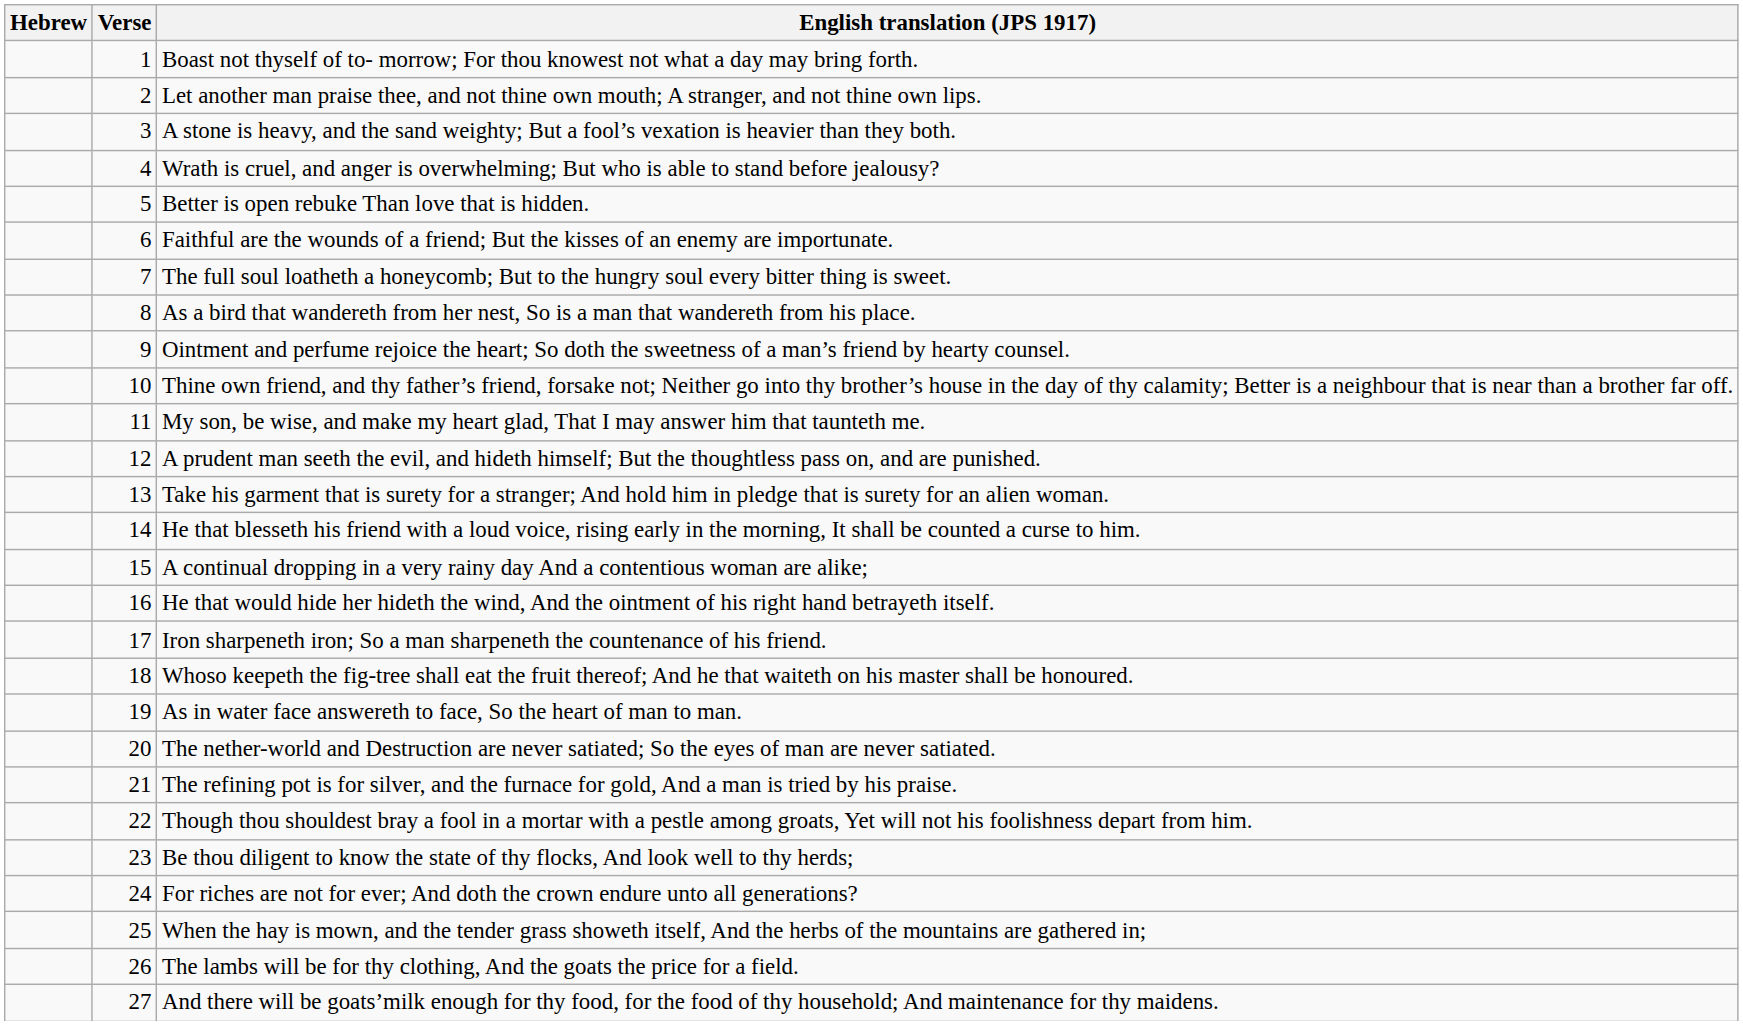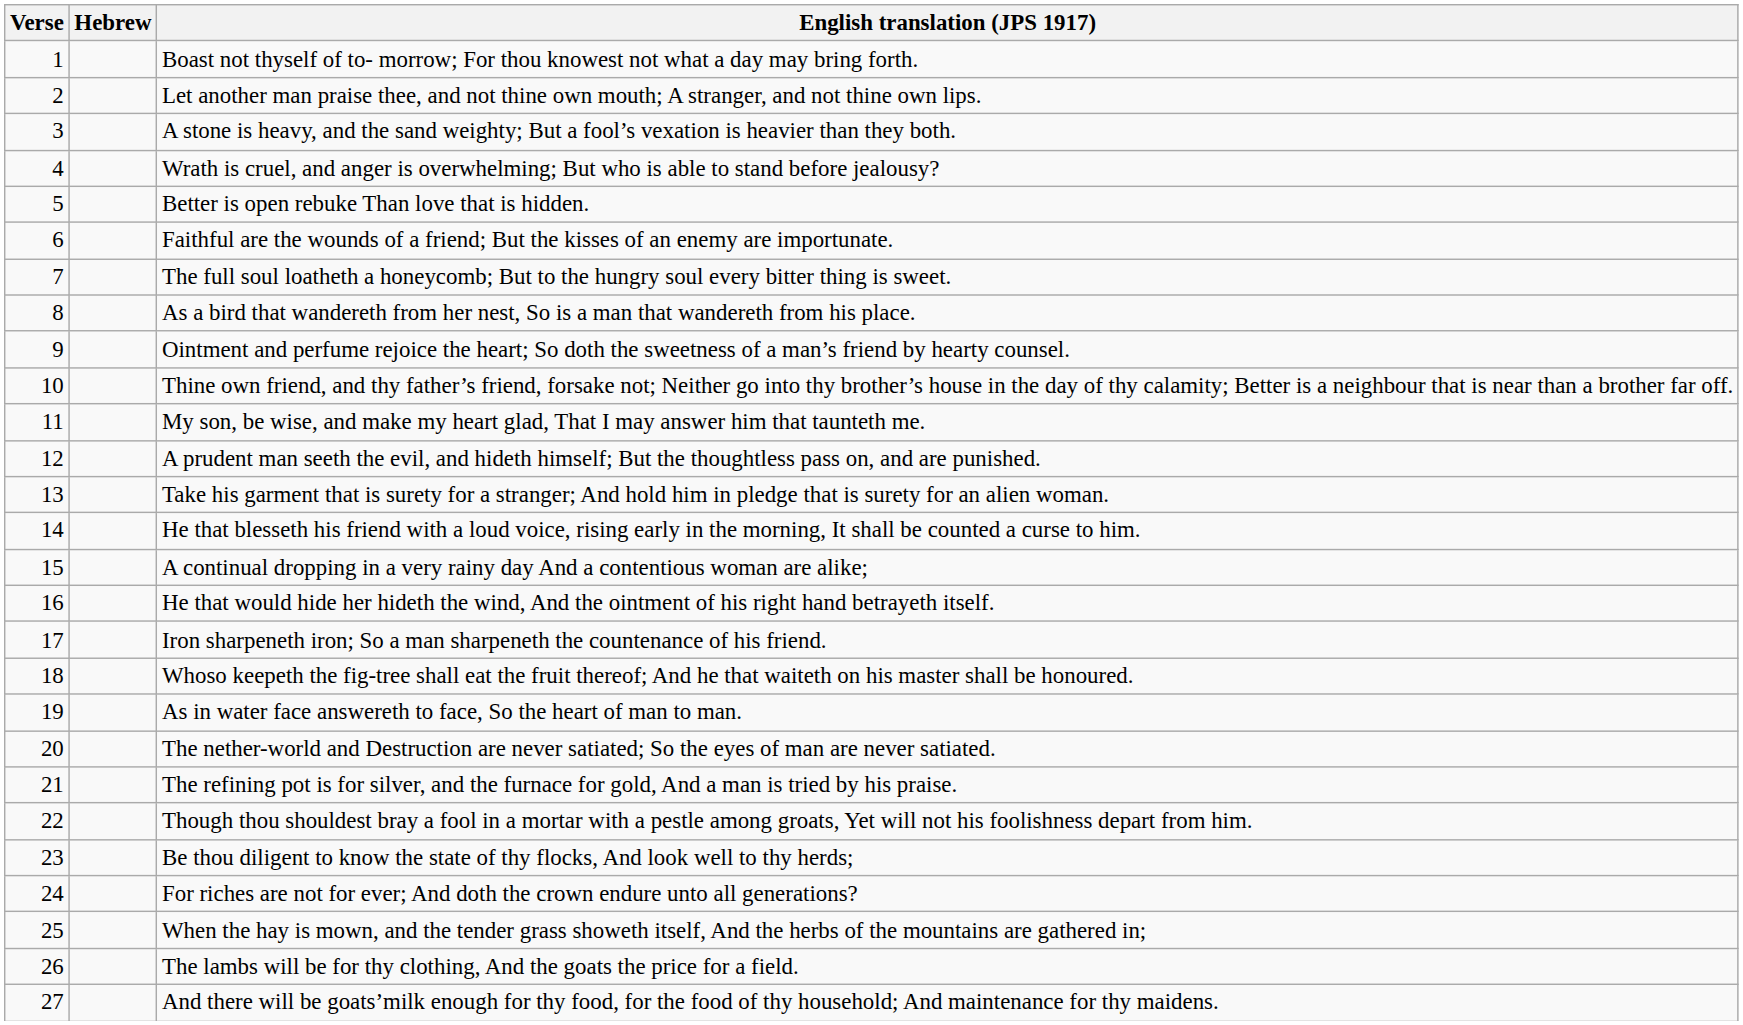columns swapped: (125, 22) <-> (49, 22)
